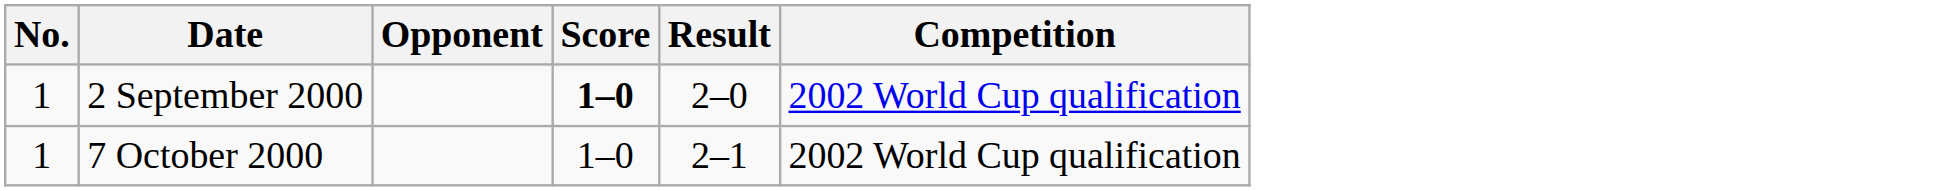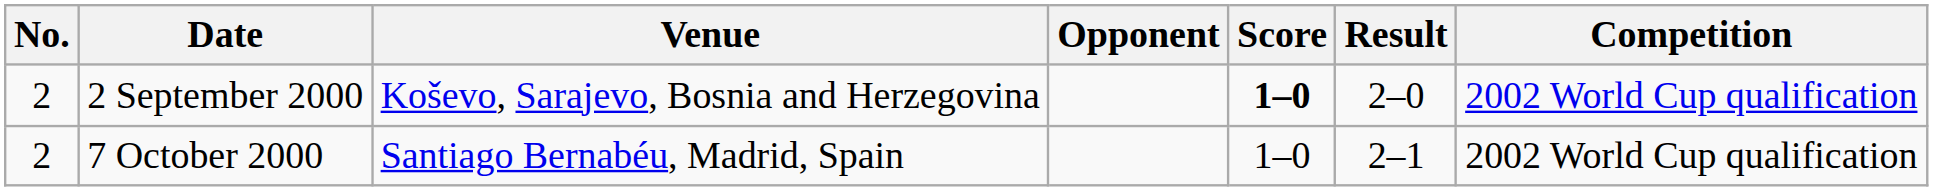+ column: (710, 34)
(42, 94) 1 -> (42, 94) 2
(42, 154) 1 -> (42, 154) 2
